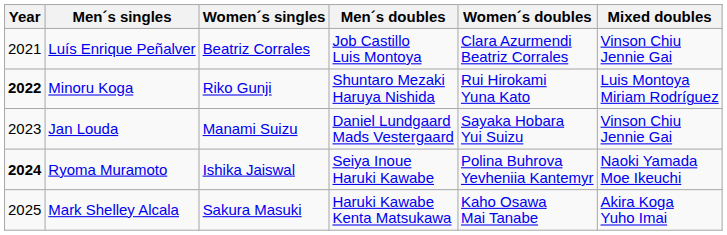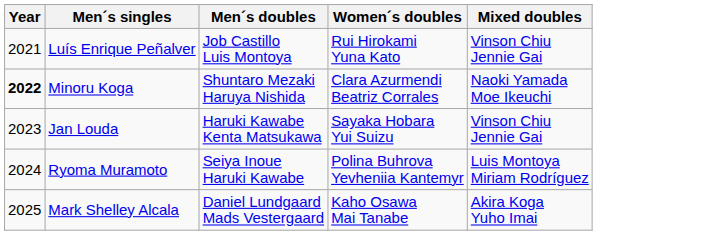- column: (264, 17)
(516, 49) Clara Azurmendi Beatriz Corrales -> (374, 49) Rui Hirokami Yuna Kato
(504, 89) Rui Hirokami Yuna Kato -> (386, 89) Clara Azurmendi Beatriz Corrales
(660, 89) Luis Montoya Miriam Rodríguez -> (519, 89) Naoki Yamada Moe Ikeuchi
(393, 129) Daniel Lundgaard Mads Vestergaard -> (262, 129) Haruki Kawabe Kenta Matsukawa
(25, 170) bold -> (25, 170) normal
(649, 170) Naoki Yamada Moe Ikeuchi -> (530, 170) Luis Montoya Miriam Rodríguez
(392, 210) Haruki Kawabe Kenta Matsukawa -> (263, 210) Daniel Lundgaard Mads Vestergaard
